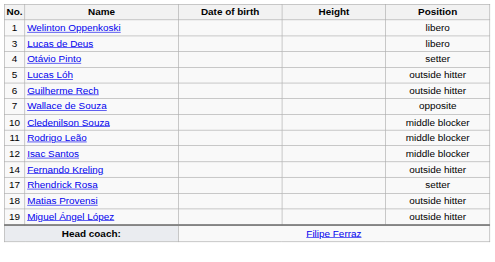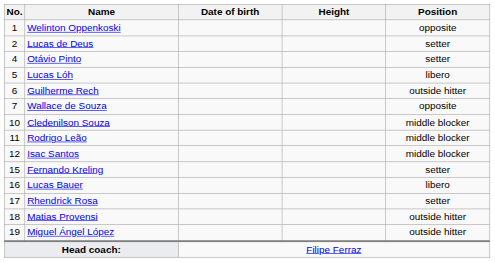(438, 28) libero -> (438, 28) opposite
(15, 43) 3 -> (15, 43) 2
(438, 43) libero -> (438, 43) setter
(438, 75) outside hitter -> (438, 75) libero
(15, 169) 14 -> (15, 169) 15
(438, 169) outside hitter -> (438, 169) setter
+ row: (55, 185)
